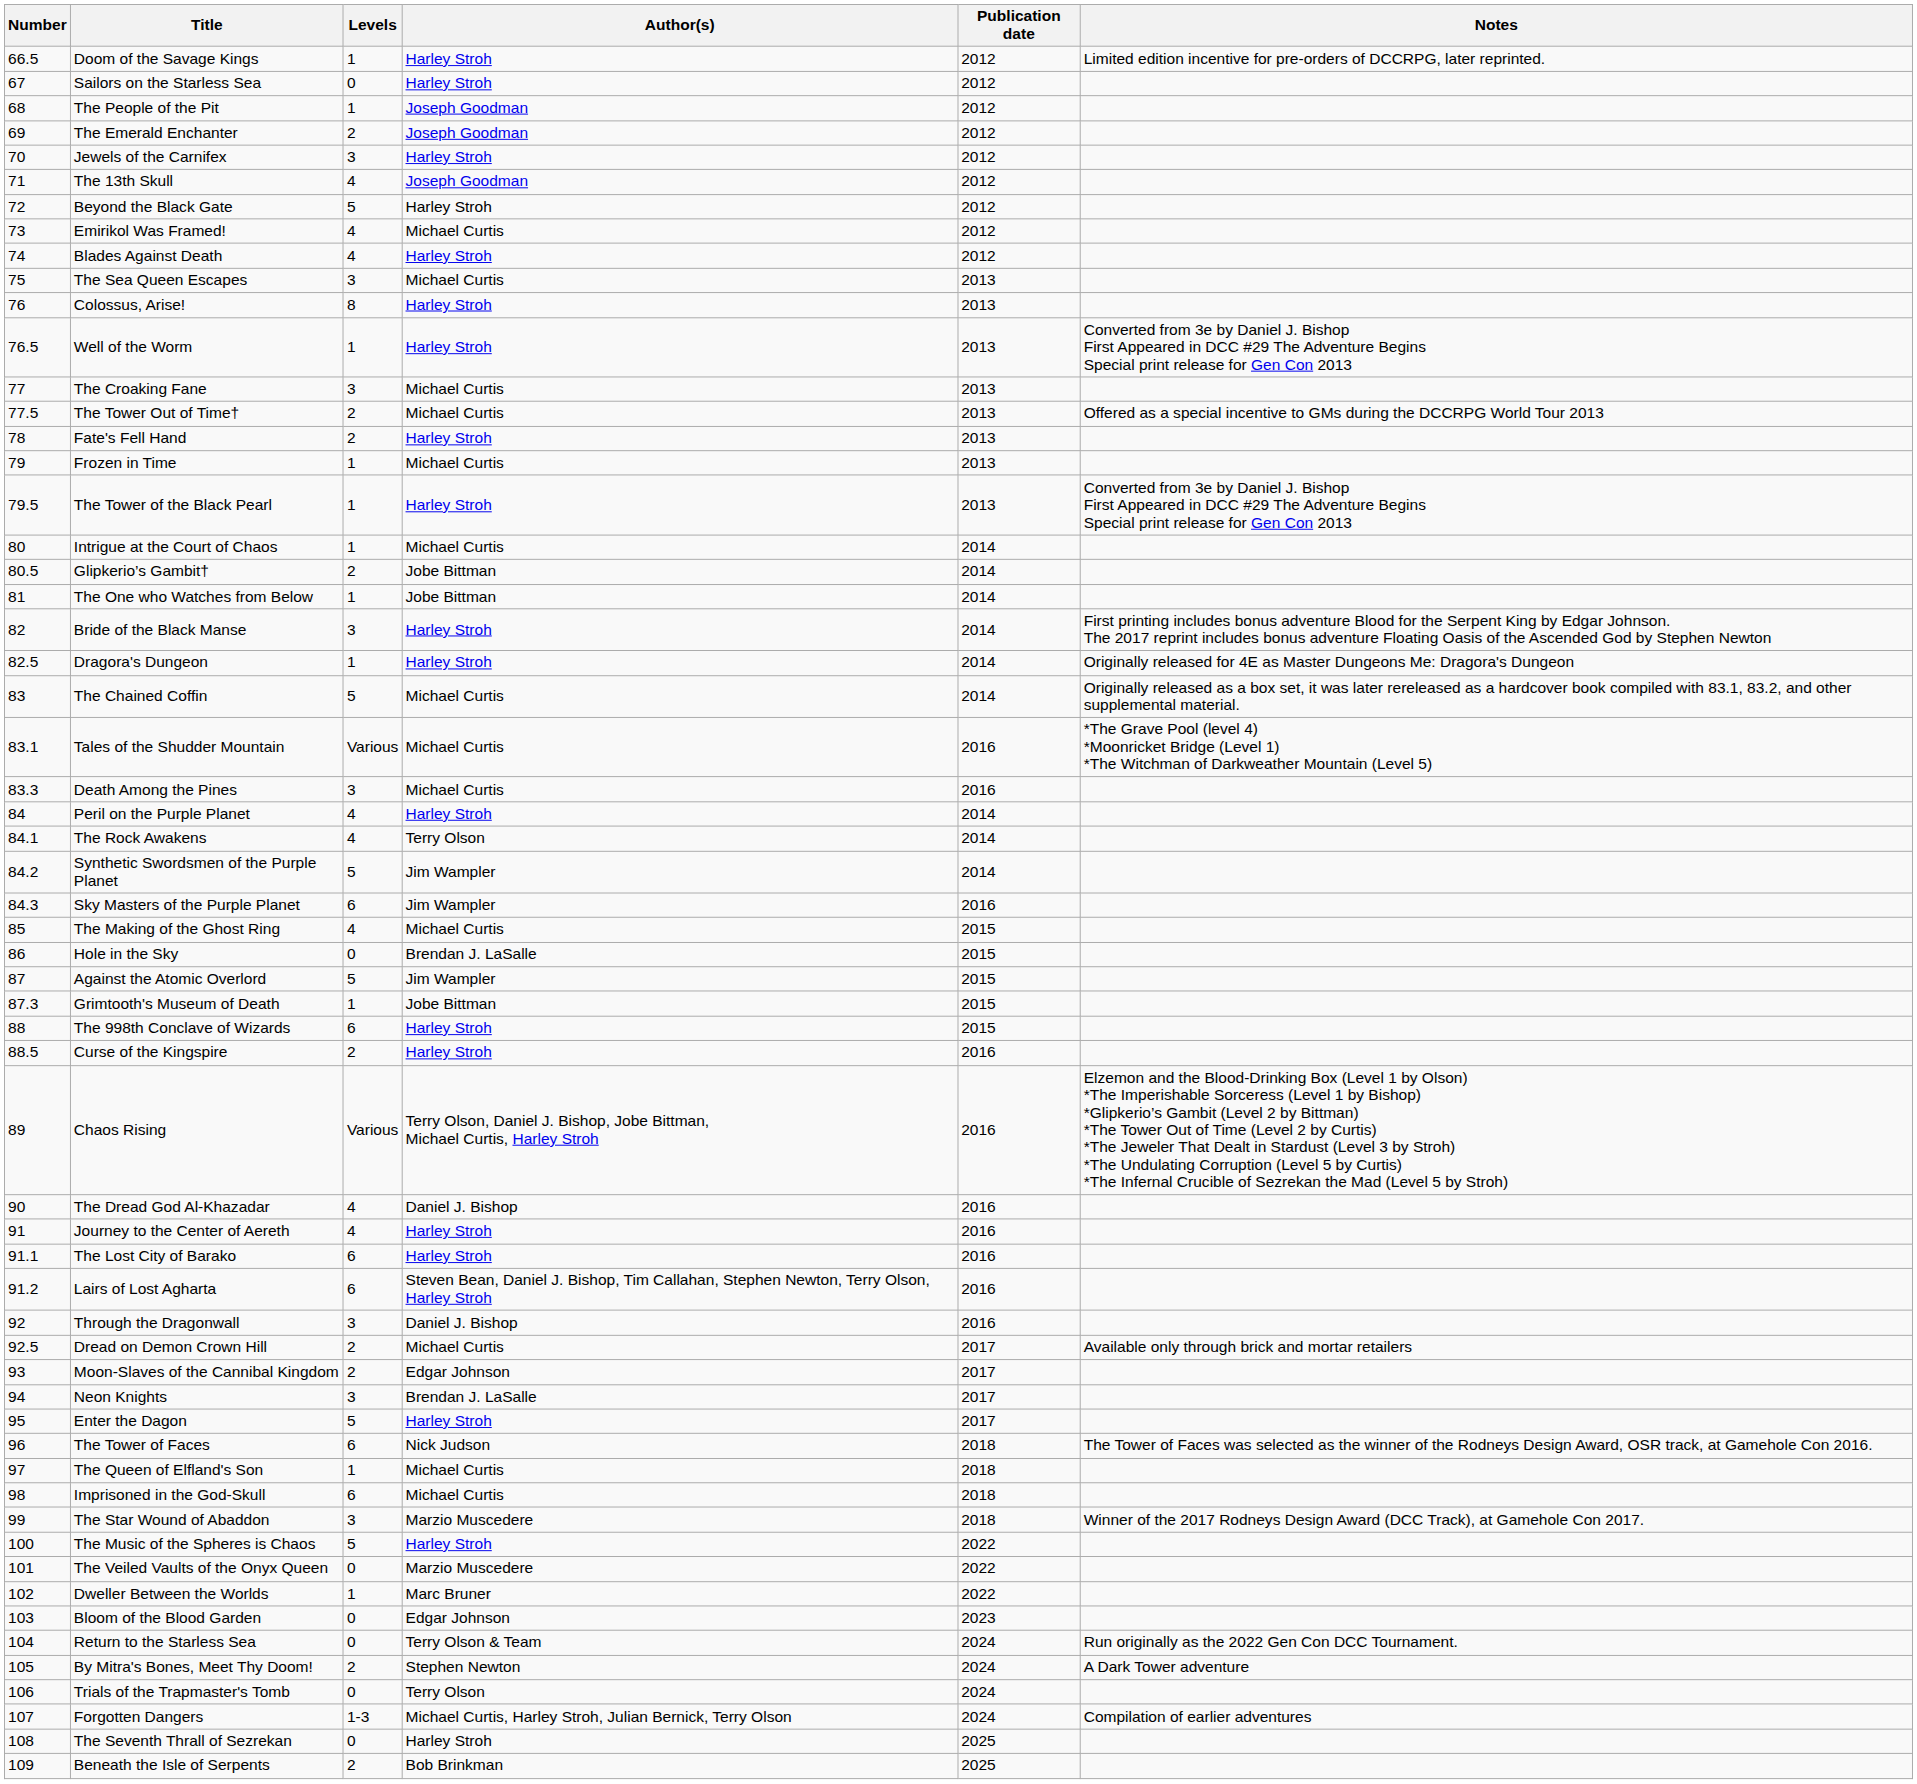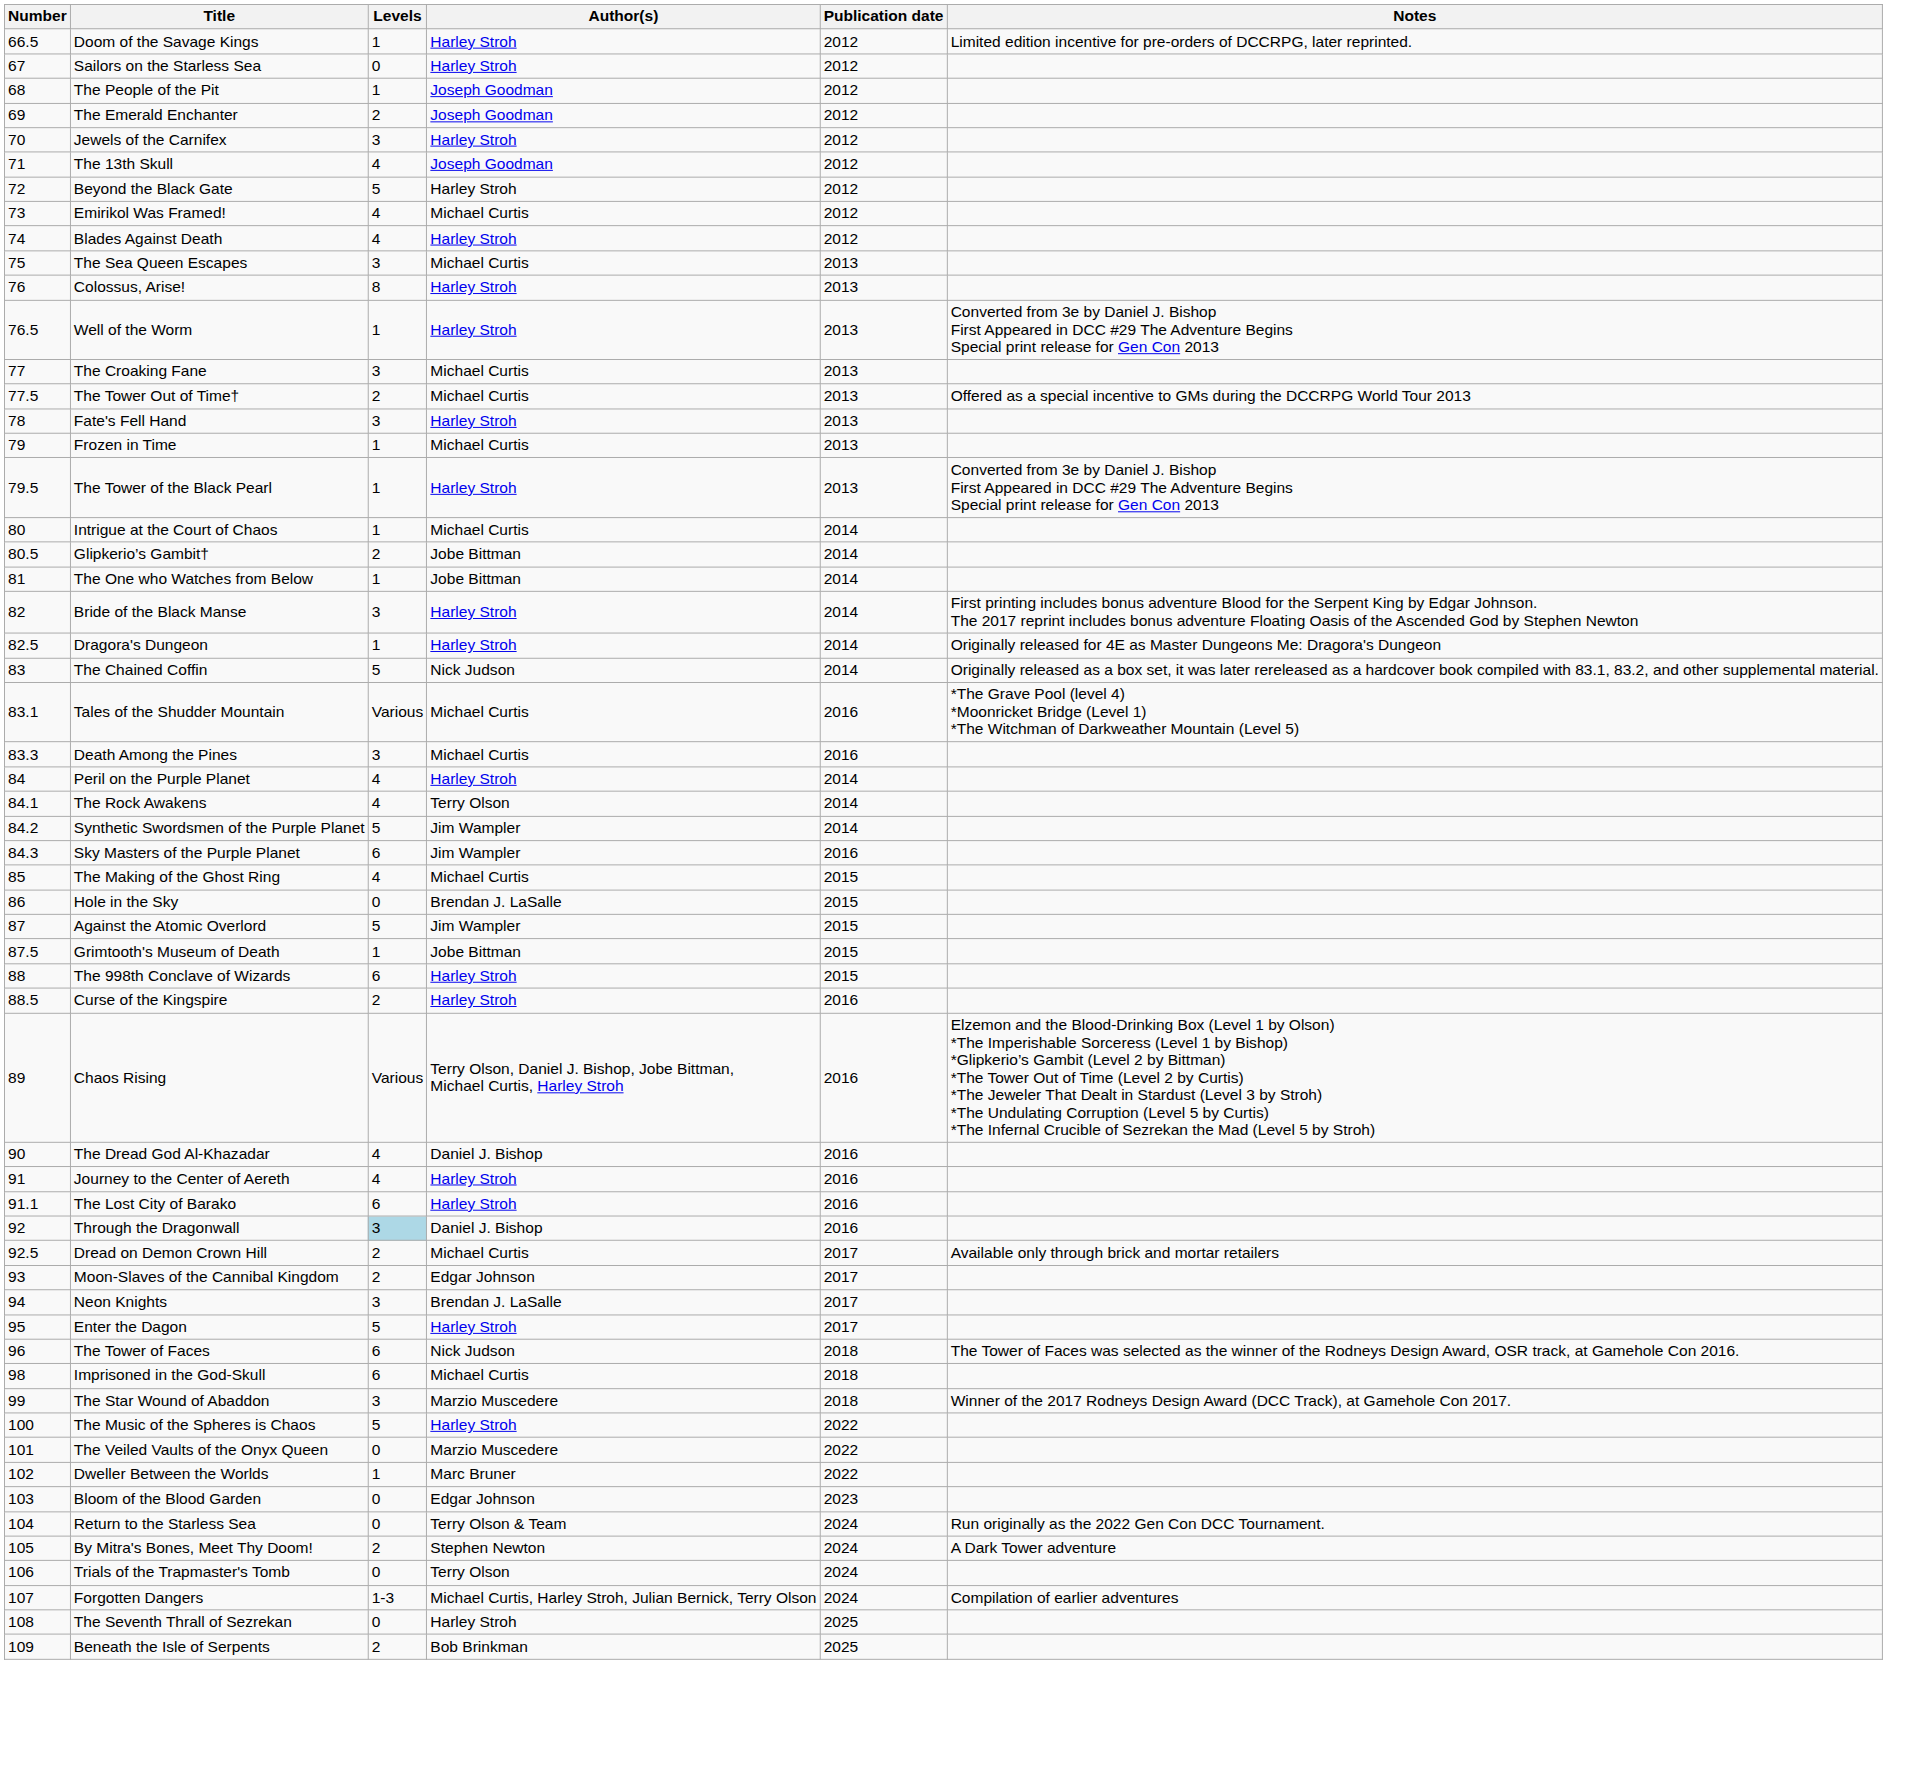(351, 438) 2 -> (376, 420) 3
(455, 696) Michael Curtis -> (473, 670) Nick Judson
(23, 1003) 87.3 -> (23, 951) 87.5
- row: (145, 1289)
(351, 1322) no background -> (376, 1228) lightblue background
- row: (169, 1470)
